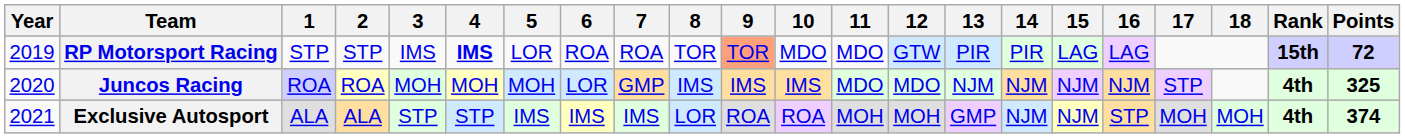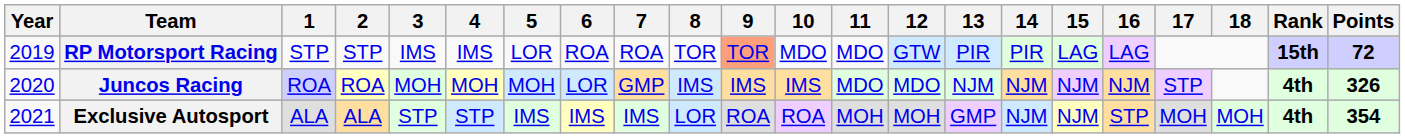(475, 52) bold -> (475, 52) normal
(1363, 84) 325 -> (1363, 84) 326
(1363, 116) 374 -> (1363, 116) 354
